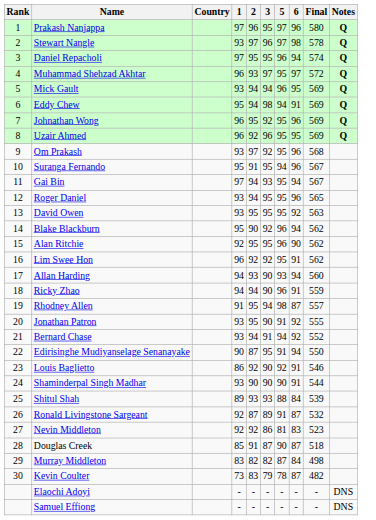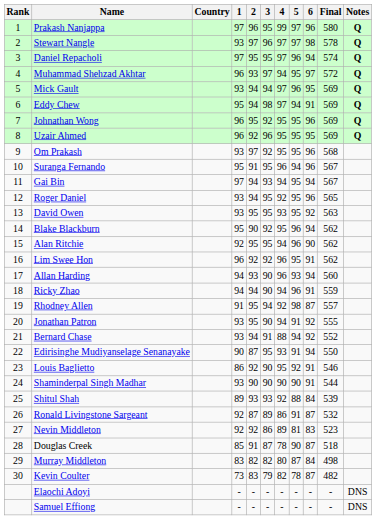+ column: (282, 12)
